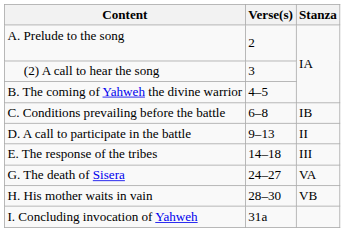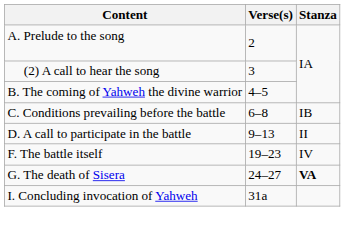- row: (82, 154)
+ row: (55, 154)
(308, 175) normal -> (308, 175) bold
- row: (80, 196)
